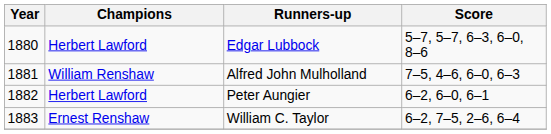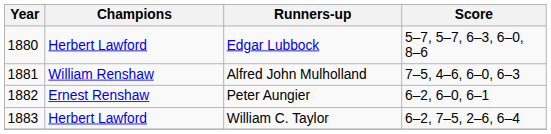(98, 96) Herbert Lawford -> (99, 96) Ernest Renshaw
(99, 118) Ernest Renshaw -> (98, 118) Herbert Lawford
